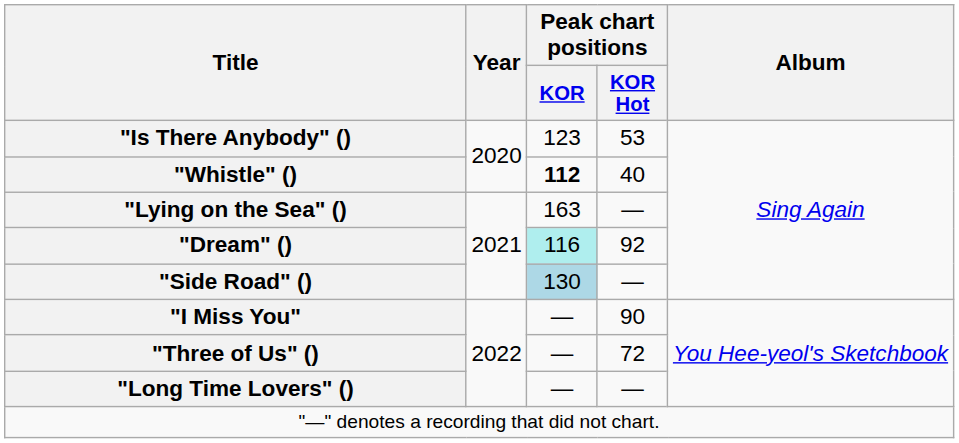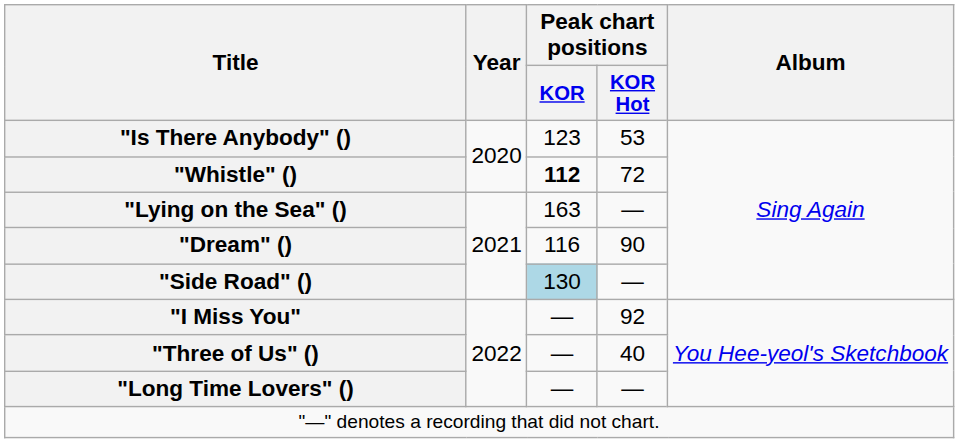(632, 173) 40 -> (632, 173) 72
(562, 245) paleturquoise background -> (562, 245) no background
(632, 245) 92 -> (632, 245) 90
(632, 317) 90 -> (632, 317) 92
(632, 352) 72 -> (632, 352) 40
